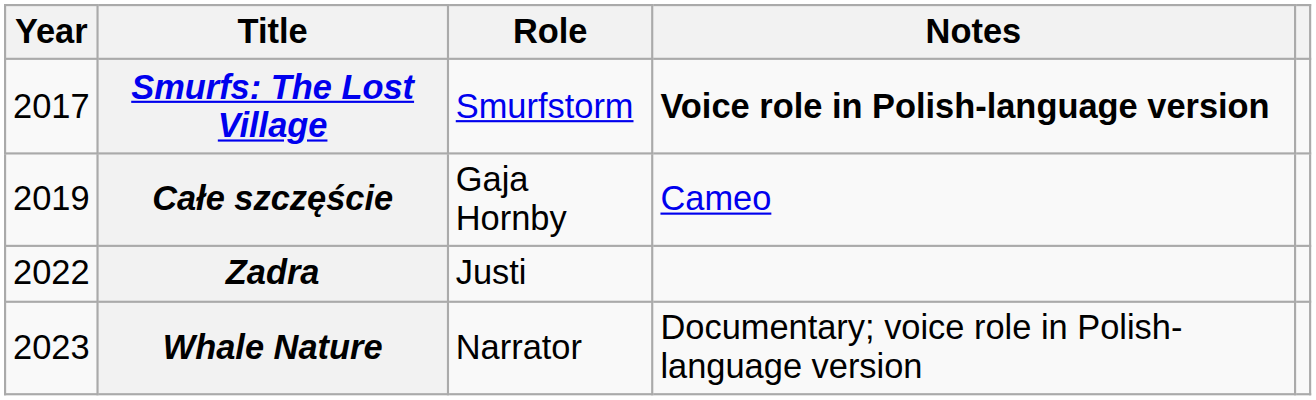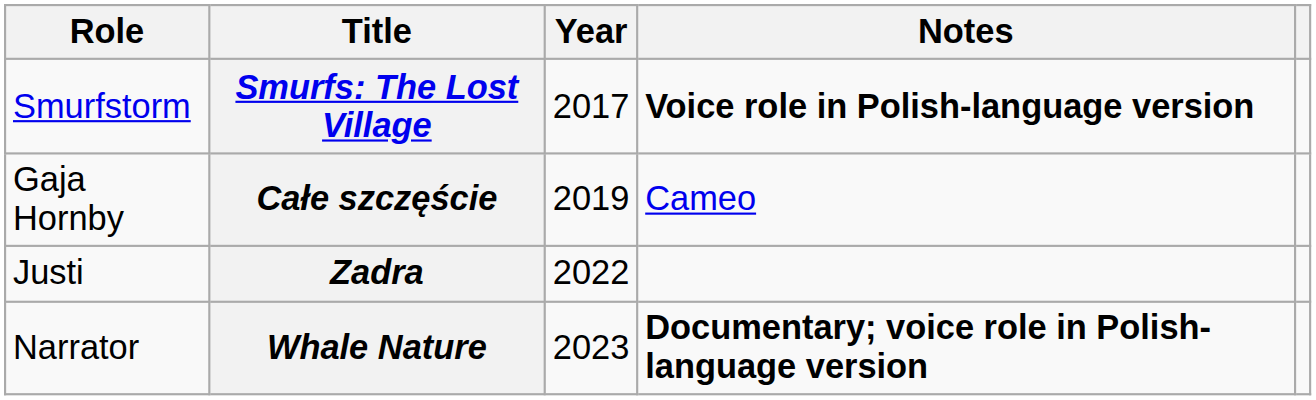columns swapped: (51, 31) <-> (550, 31)
(921, 346) normal -> (928, 346) bold
